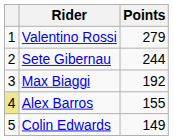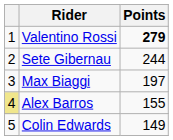(154, 37) normal -> (154, 37) bold
(154, 81) 192 -> (154, 81) 197
